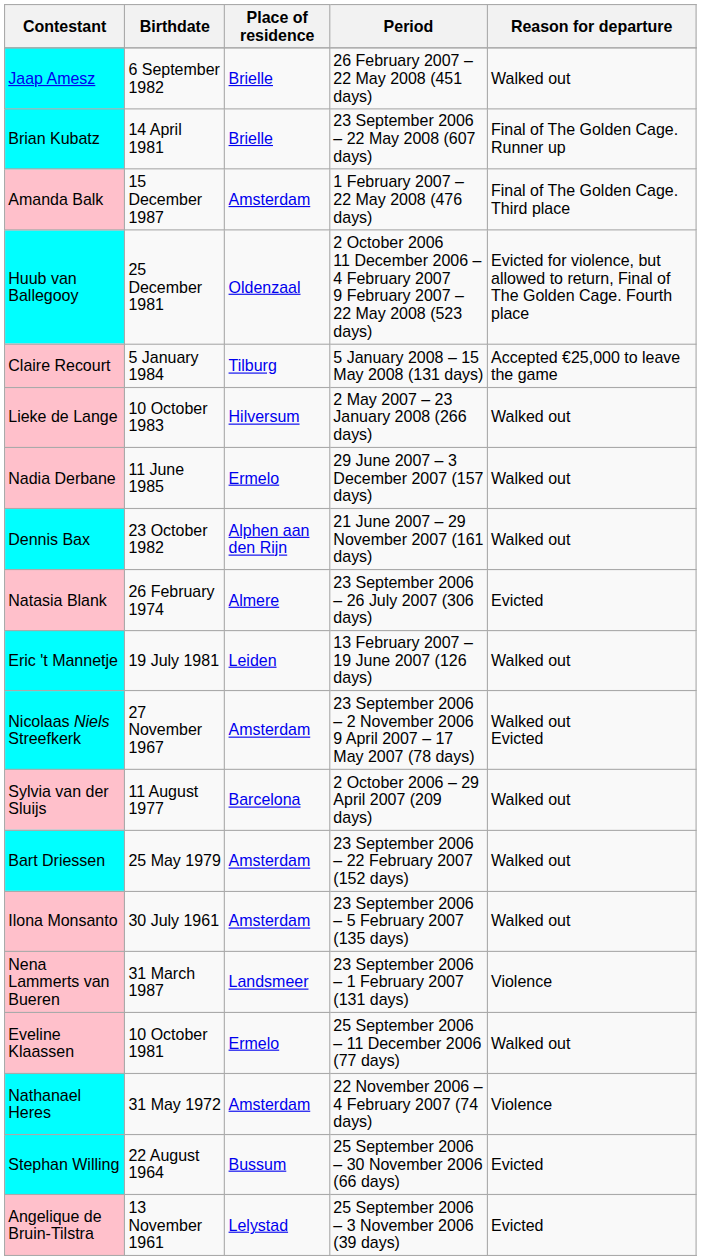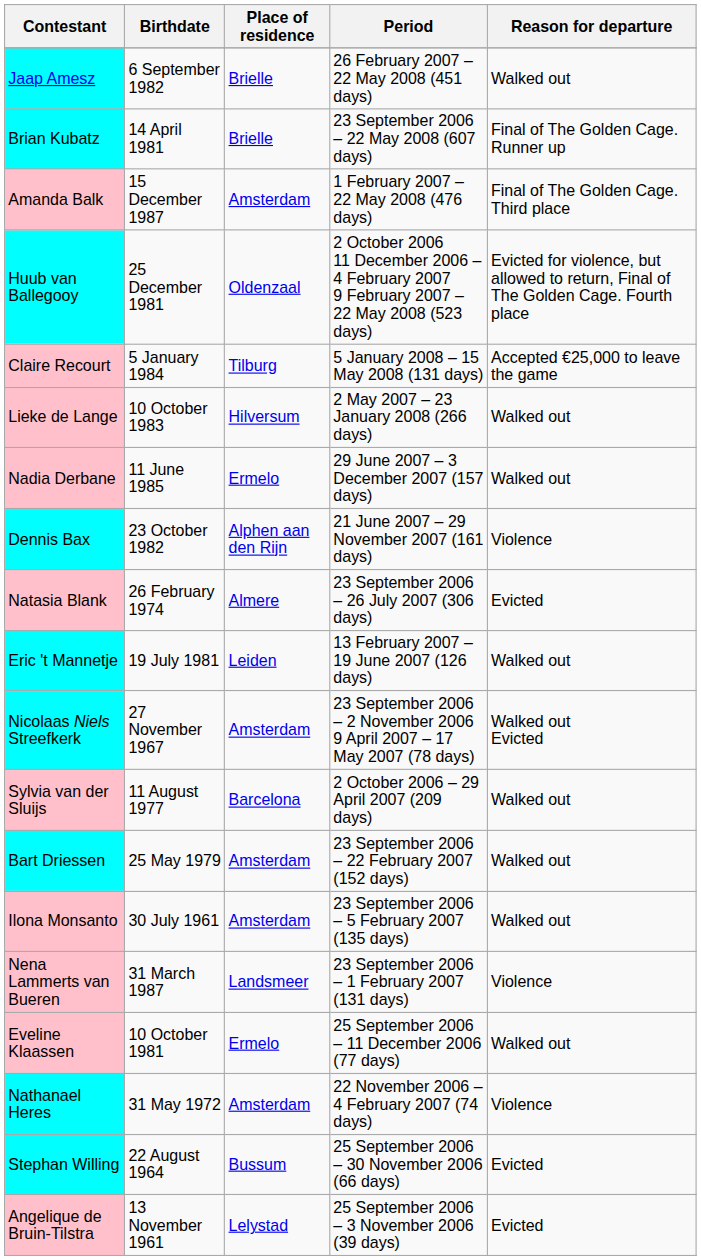(531, 539) Walked out -> (522, 539) Violence
